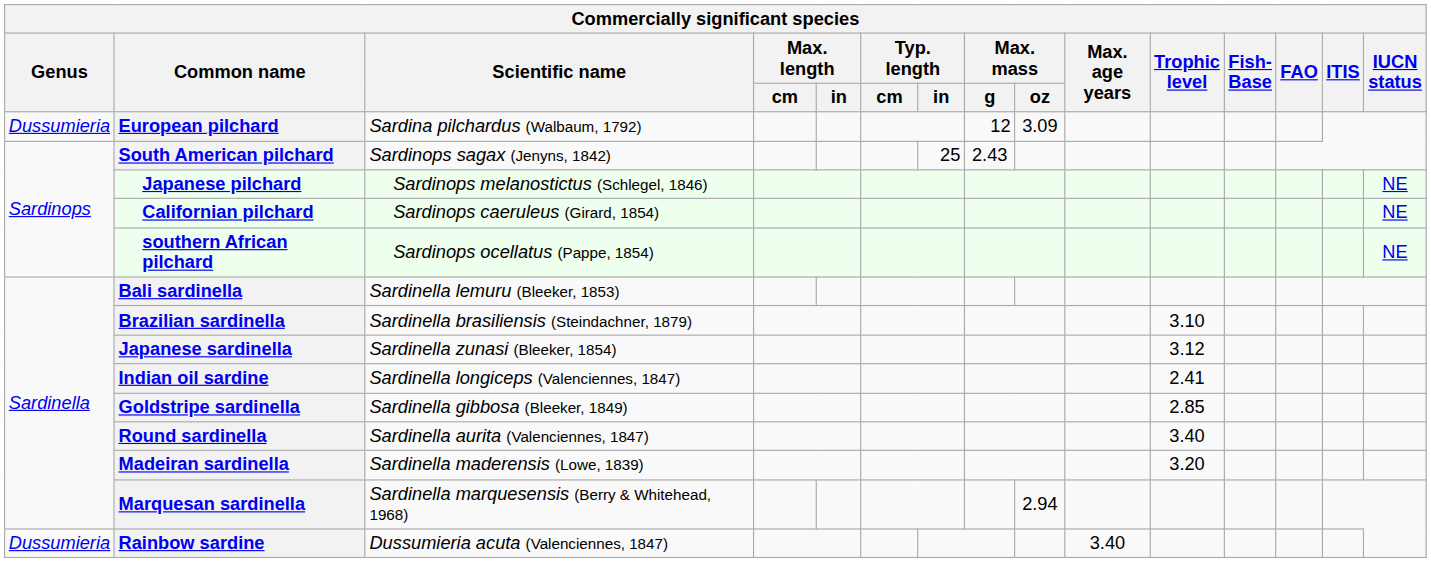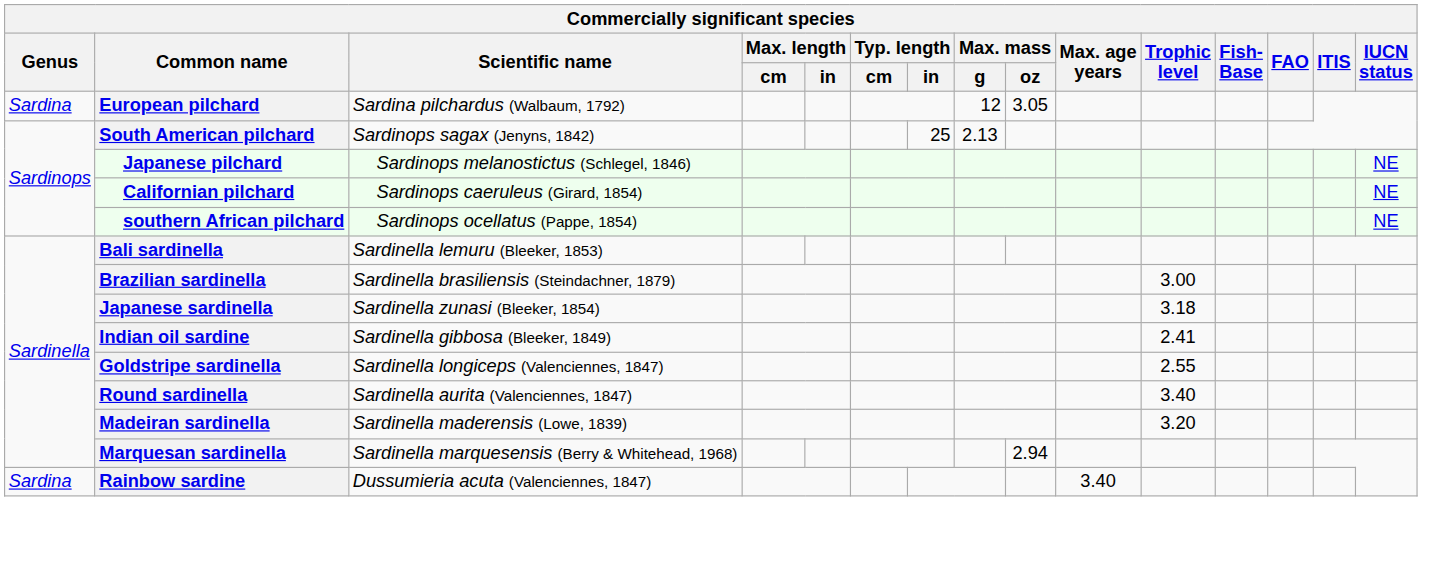(59, 126) Dussumieria -> (40, 105) Sardina
(1040, 126) 3.09 -> (1030, 105) 3.05
(990, 155) 2.43 -> (980, 134) 2.13
(1187, 320) 3.10 -> (1178, 279) 3.00
(1187, 349) 3.12 -> (1178, 308) 3.18
(525, 378) Sardinella longiceps (Valenciennes, 1847) -> (482, 337) Sardinella gibbosa (Bleeker, 1849)
(499, 407) Sardinella gibbosa (Bleeker, 1849) -> (508, 366) Sardinella longiceps (Valenciennes, 1847)
(1187, 407) 2.85 -> (1178, 366) 2.55
(59, 543) Dussumieria -> (40, 481) Sardina
